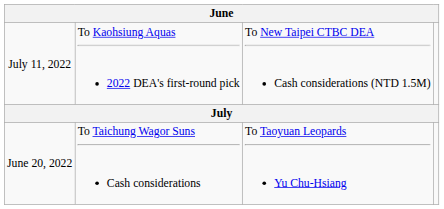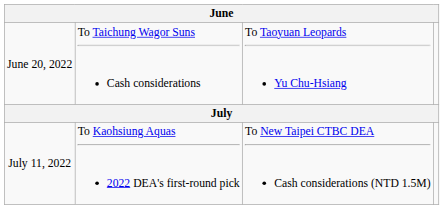rows swapped: (40, 163) <-> (40, 63)
